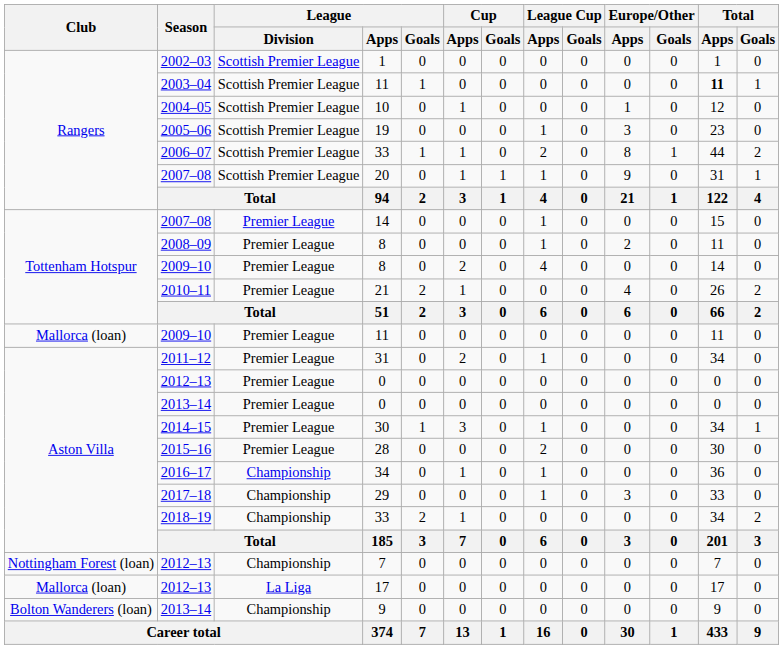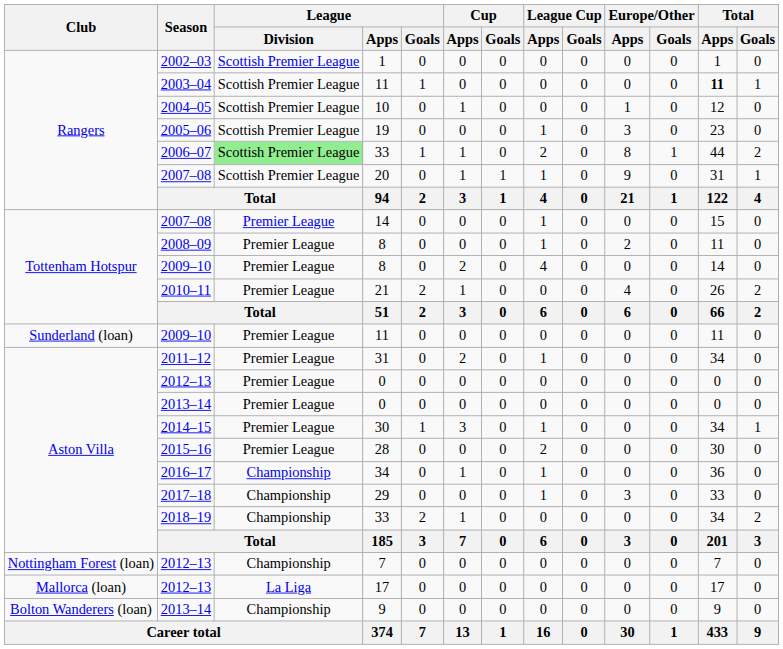(289, 152) no background -> (289, 152) lightgreen background
(81, 335) Mallorca (loan) -> (81, 335) Sunderland (loan)
